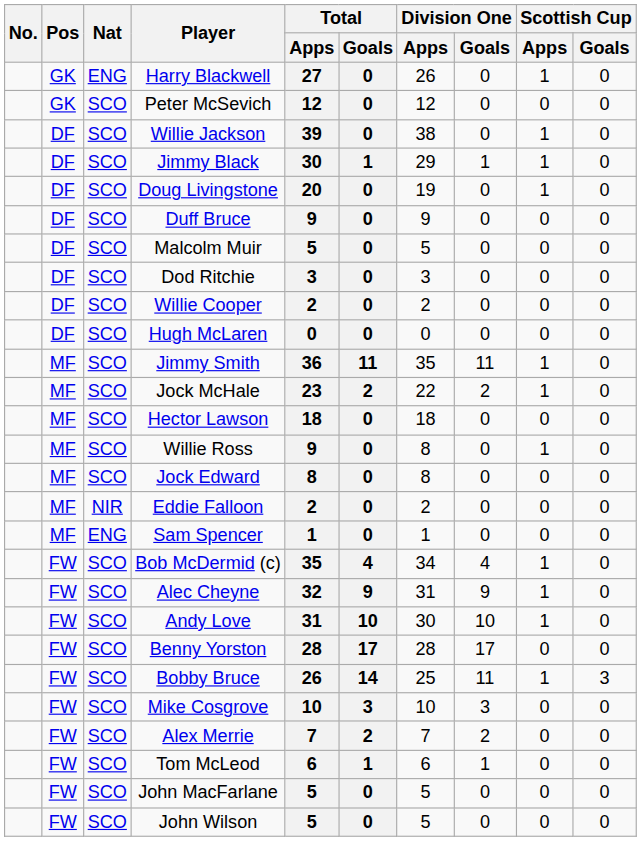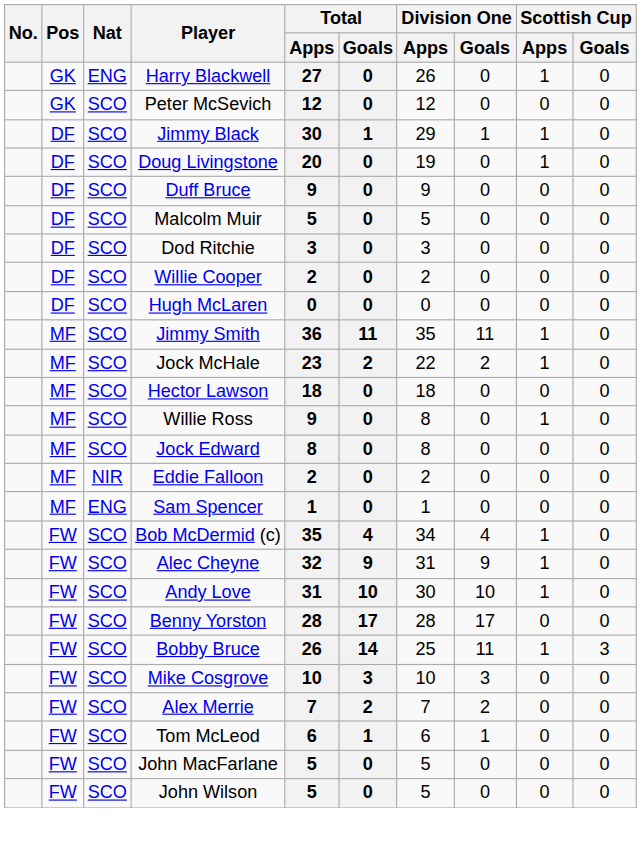- row: (208, 133)
